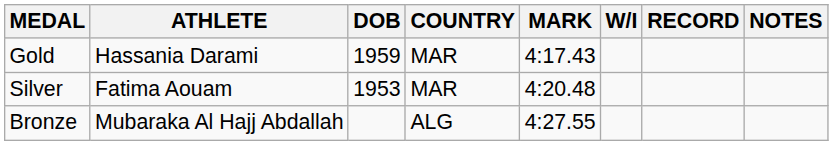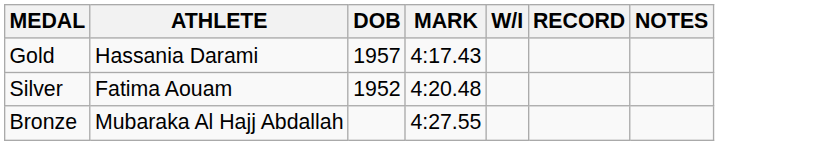- column: (463, 21)
(377, 55) 1959 -> (377, 55) 1957
(377, 88) 1953 -> (377, 88) 1952
